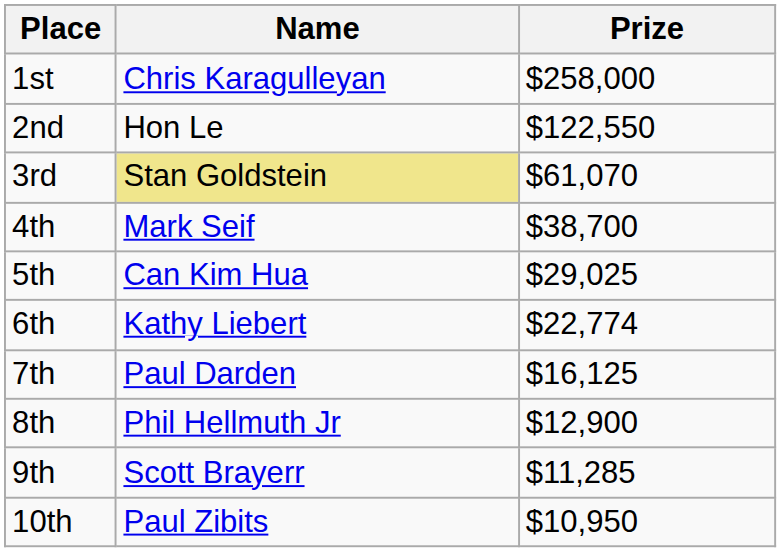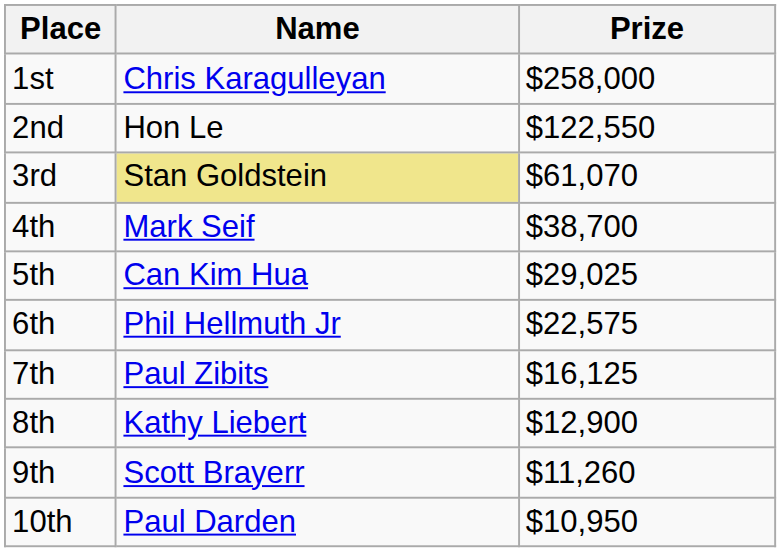(215, 324) Kathy Liebert -> (232, 324) Phil Hellmuth Jr
(582, 324) $22,774 -> (582, 324) $22,575
(210, 373) Paul Darden -> (196, 373) Paul Zibits
(232, 422) Phil Hellmuth Jr -> (215, 422) Kathy Liebert
(581, 472) $11,285 -> (581, 472) $11,260
(196, 521) Paul Zibits -> (210, 521) Paul Darden
